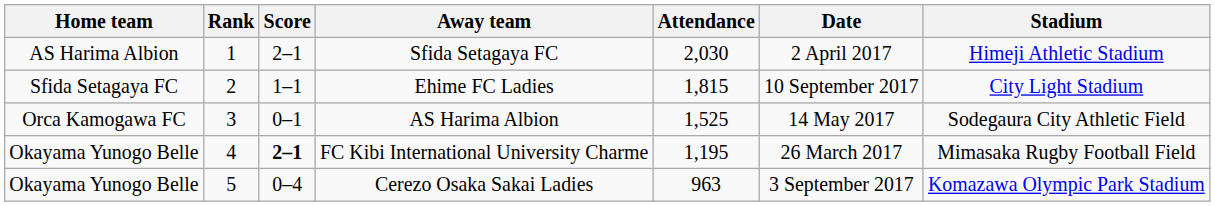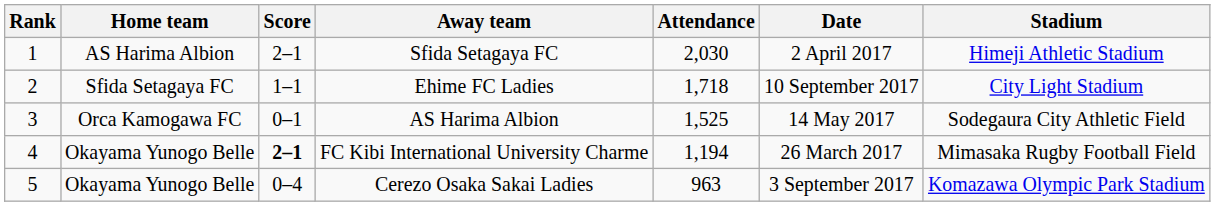columns swapped: (231, 21) <-> (104, 21)
(706, 86) 1,815 -> (706, 86) 1,718
(706, 152) 1,195 -> (706, 152) 1,194
